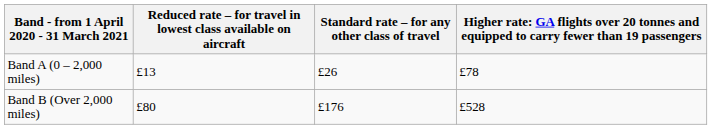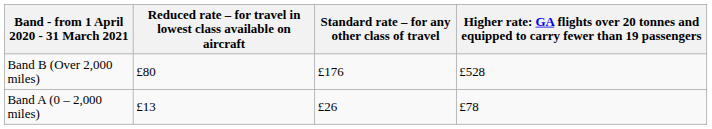rows swapped: (55, 71) <-> (60, 106)
